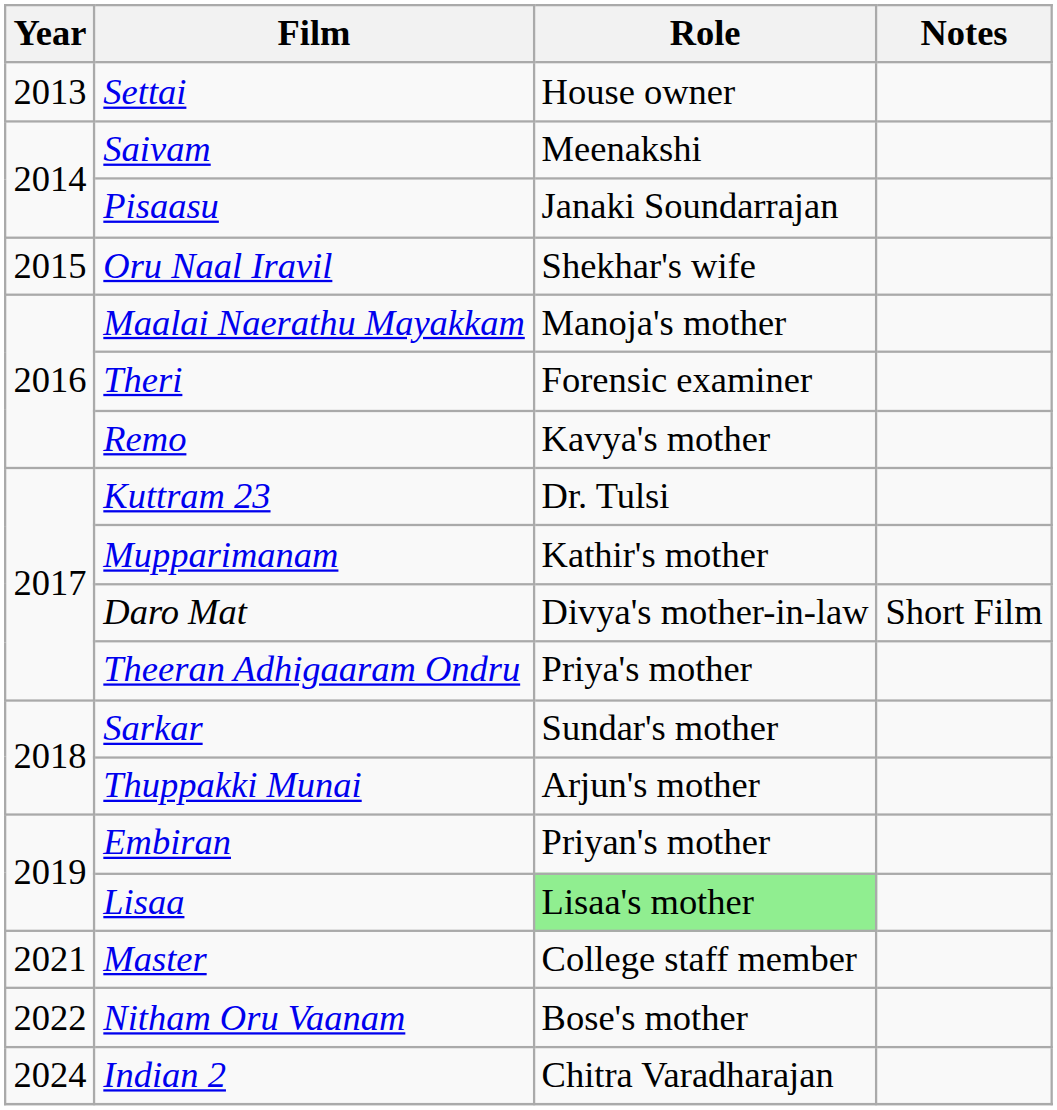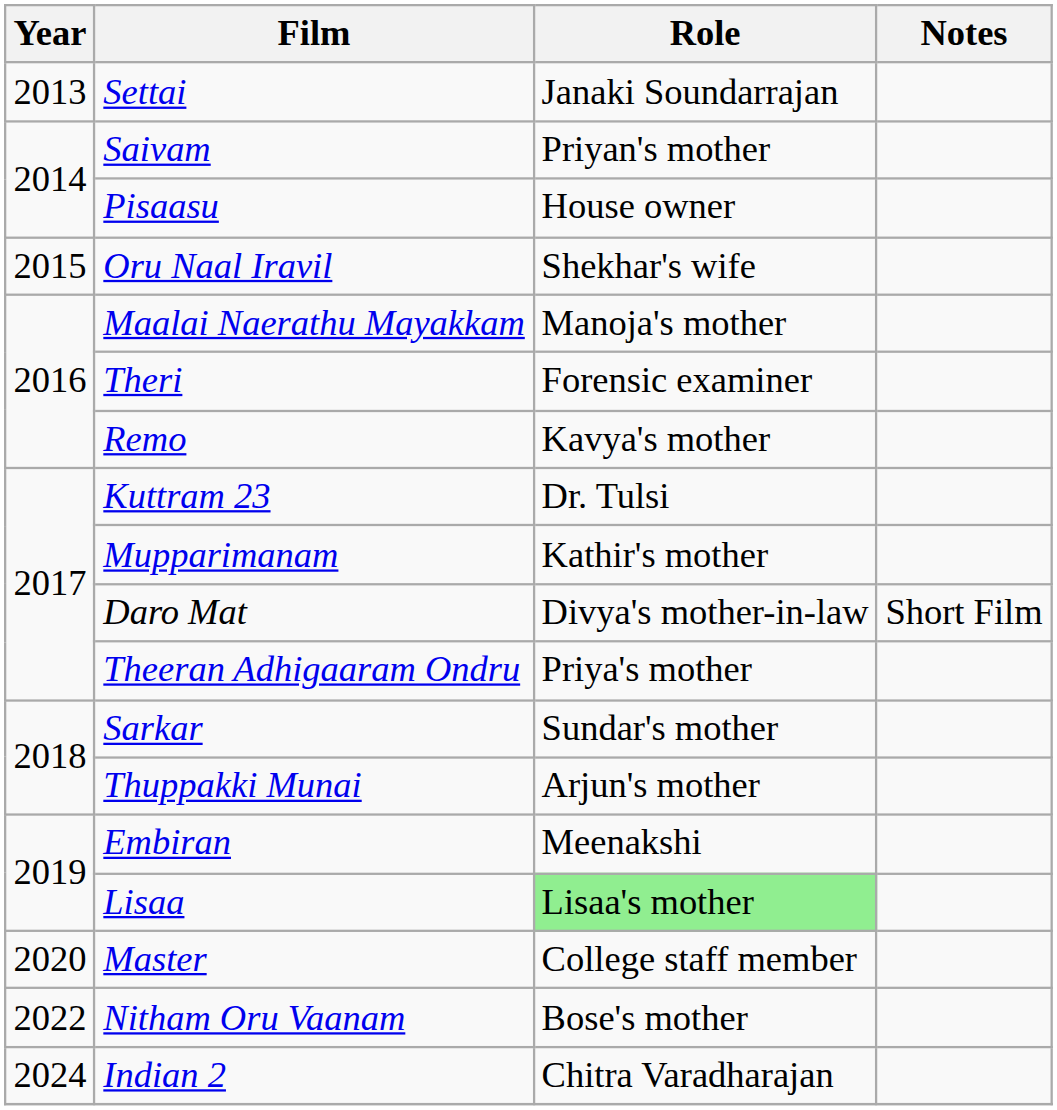(638, 91) House owner -> (690, 91) Janaki Soundarrajan
(622, 149) Meenakshi -> (656, 149) Priyan's mother
(690, 206) Janaki Soundarrajan -> (638, 206) House owner
(656, 843) Priyan's mother -> (622, 843) Meenakshi
(50, 959) 2021 -> (50, 959) 2020
